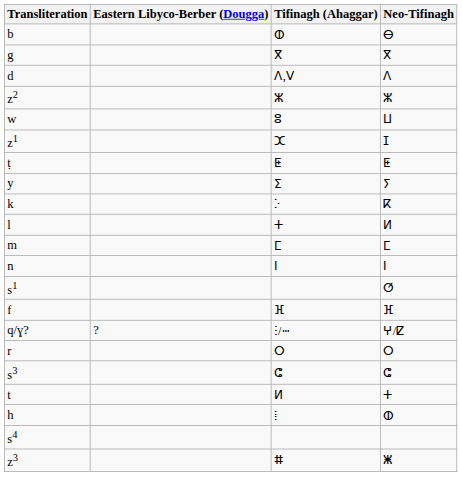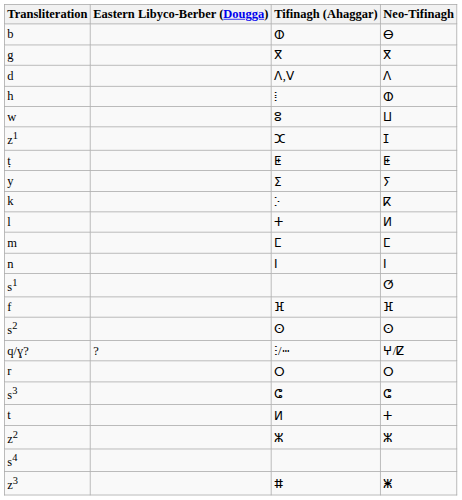rows swapped: (10, 415) <-> (13, 97)
+ row: (12, 329)
